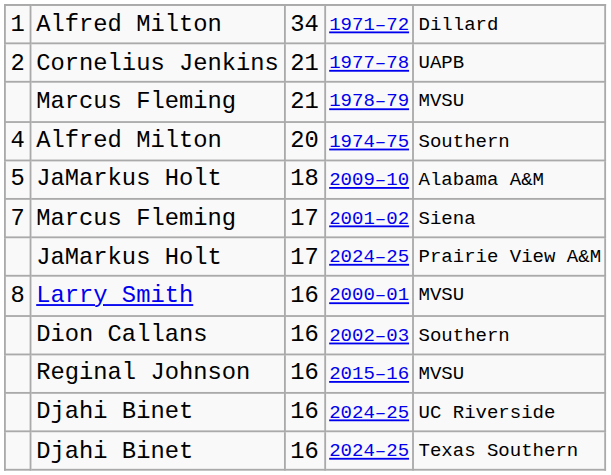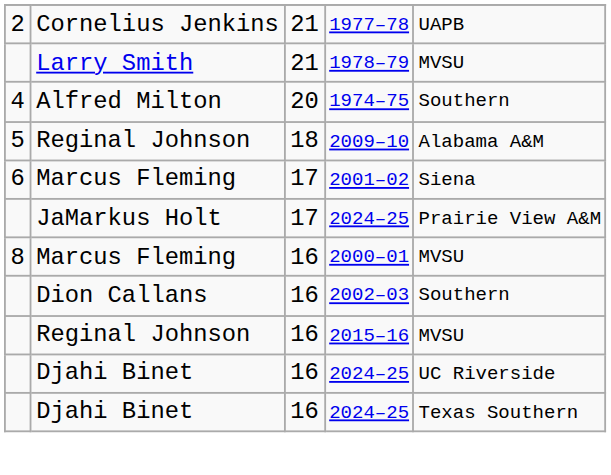- row: (305, 24)
(136, 102) Marcus Fleming -> (115, 63) Larry Smith
(129, 179) JaMarkus Holt -> (143, 141) Reginal Johnson
(18, 218) 7 -> (18, 179) 6
(115, 296) Larry Smith -> (136, 257) Marcus Fleming
